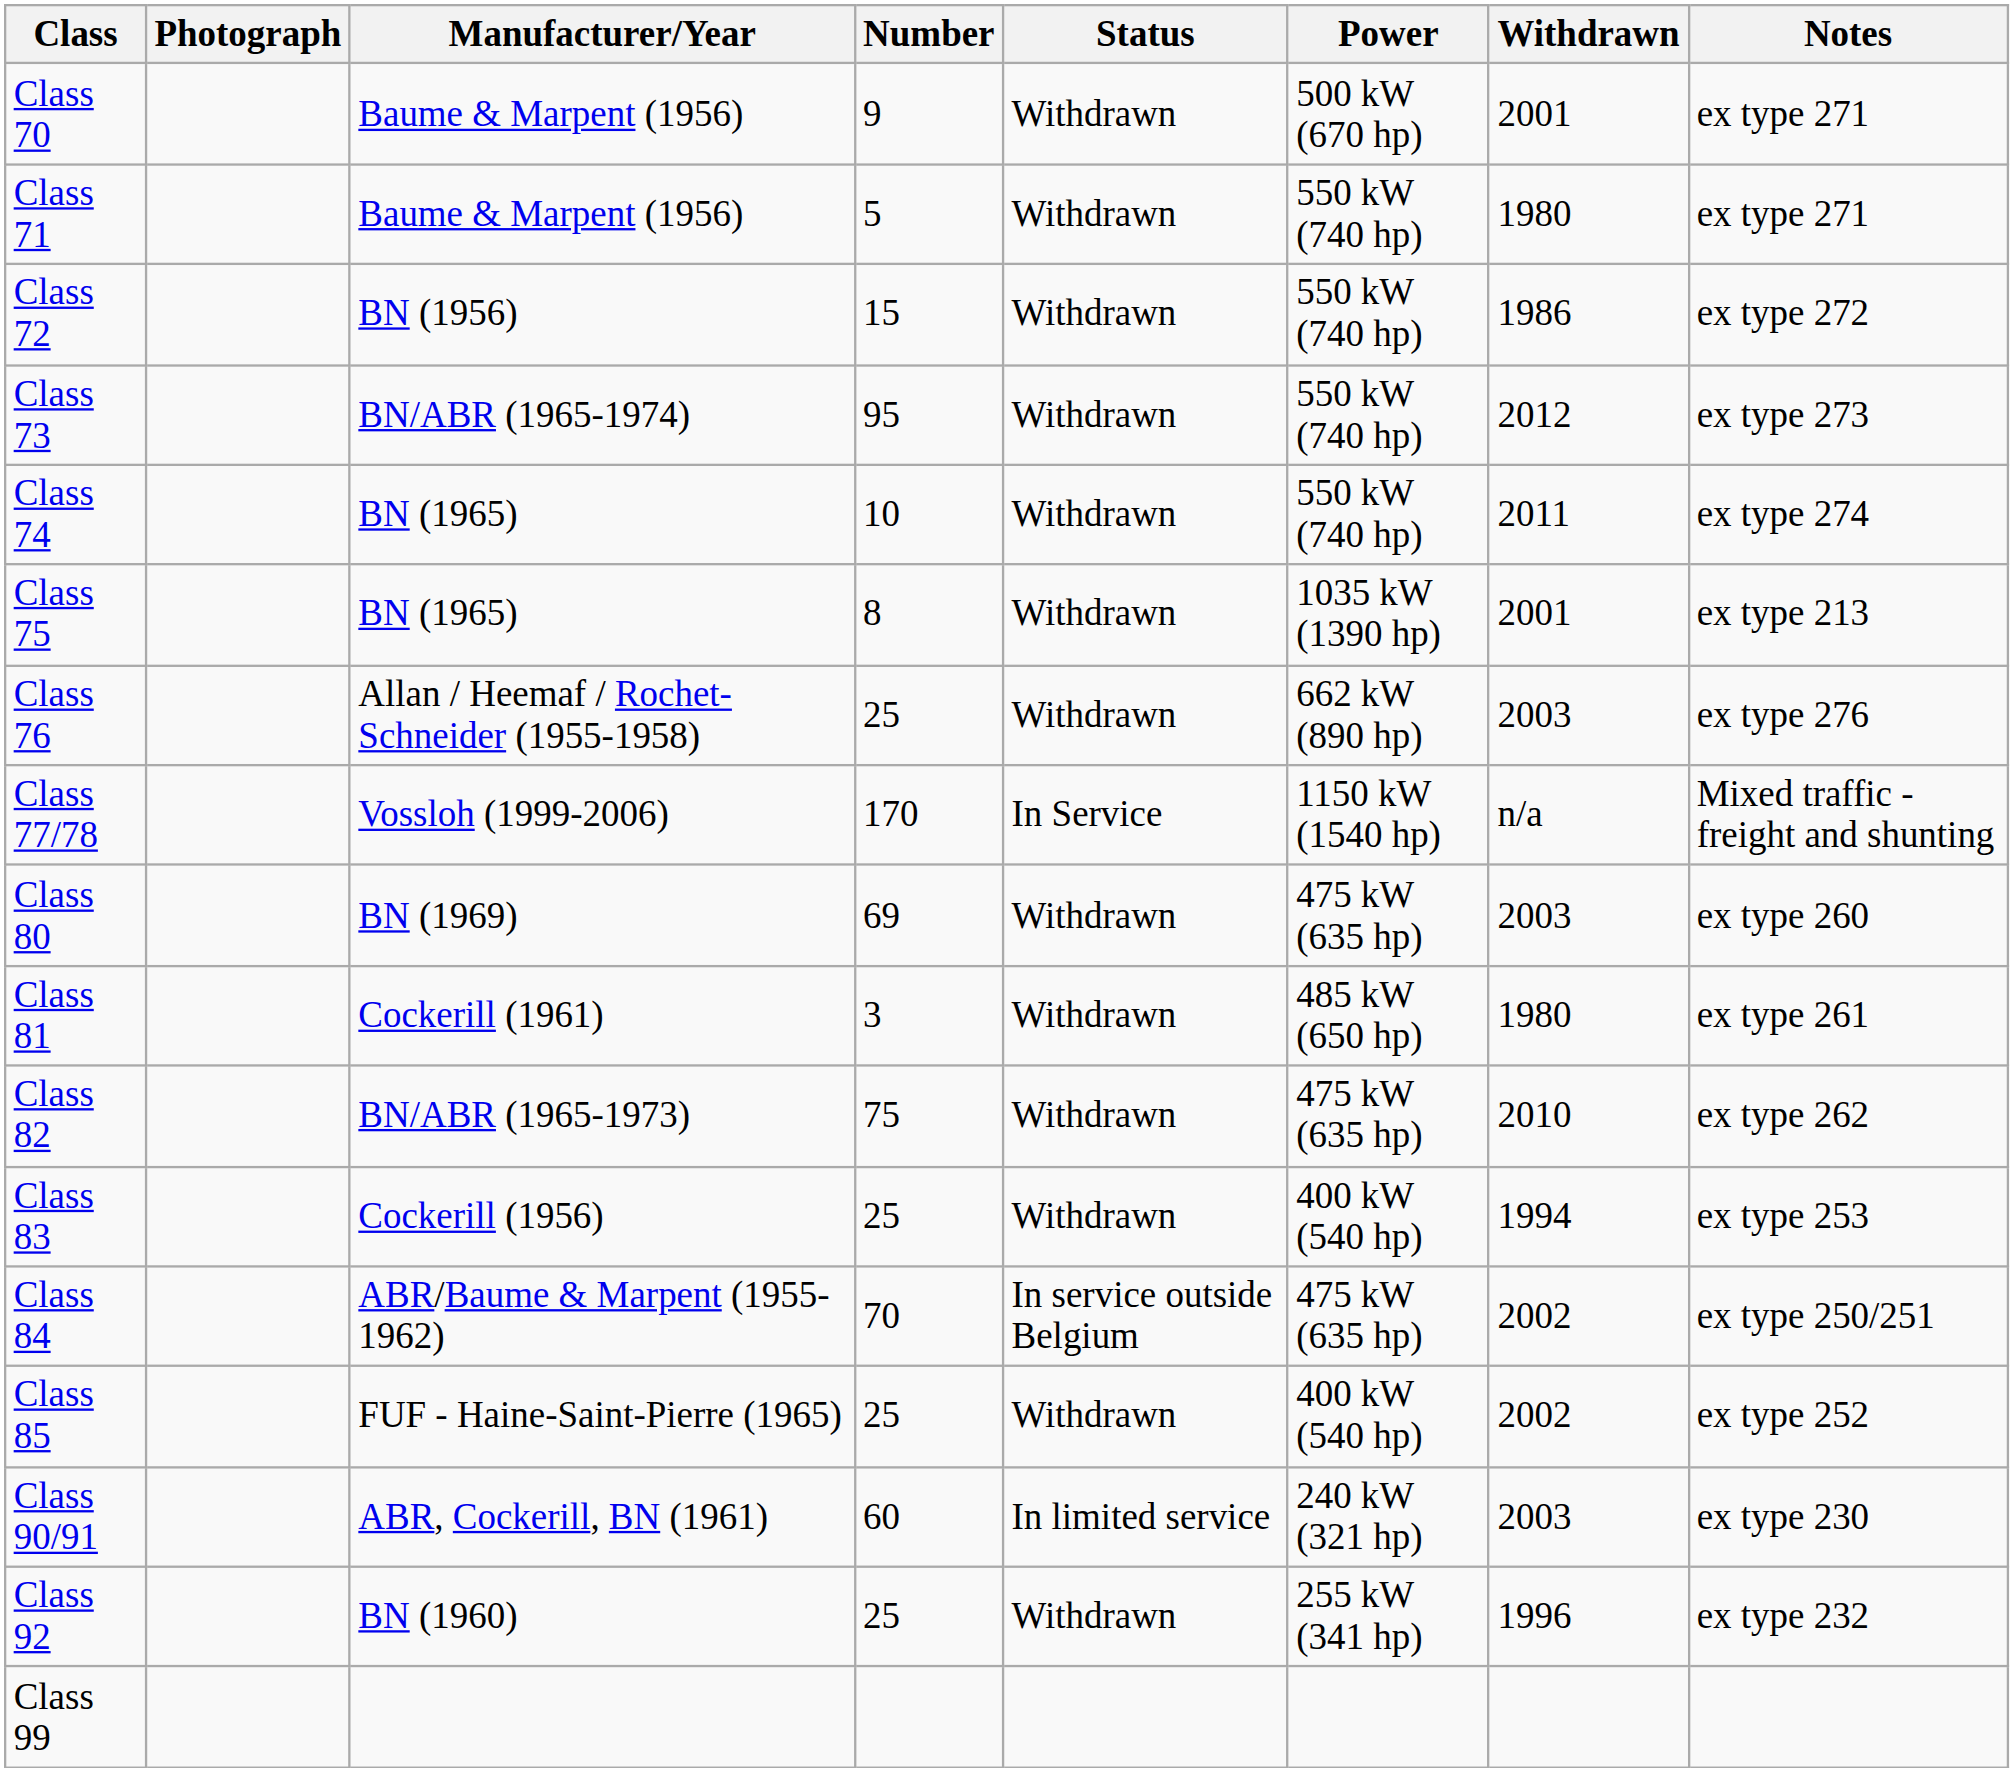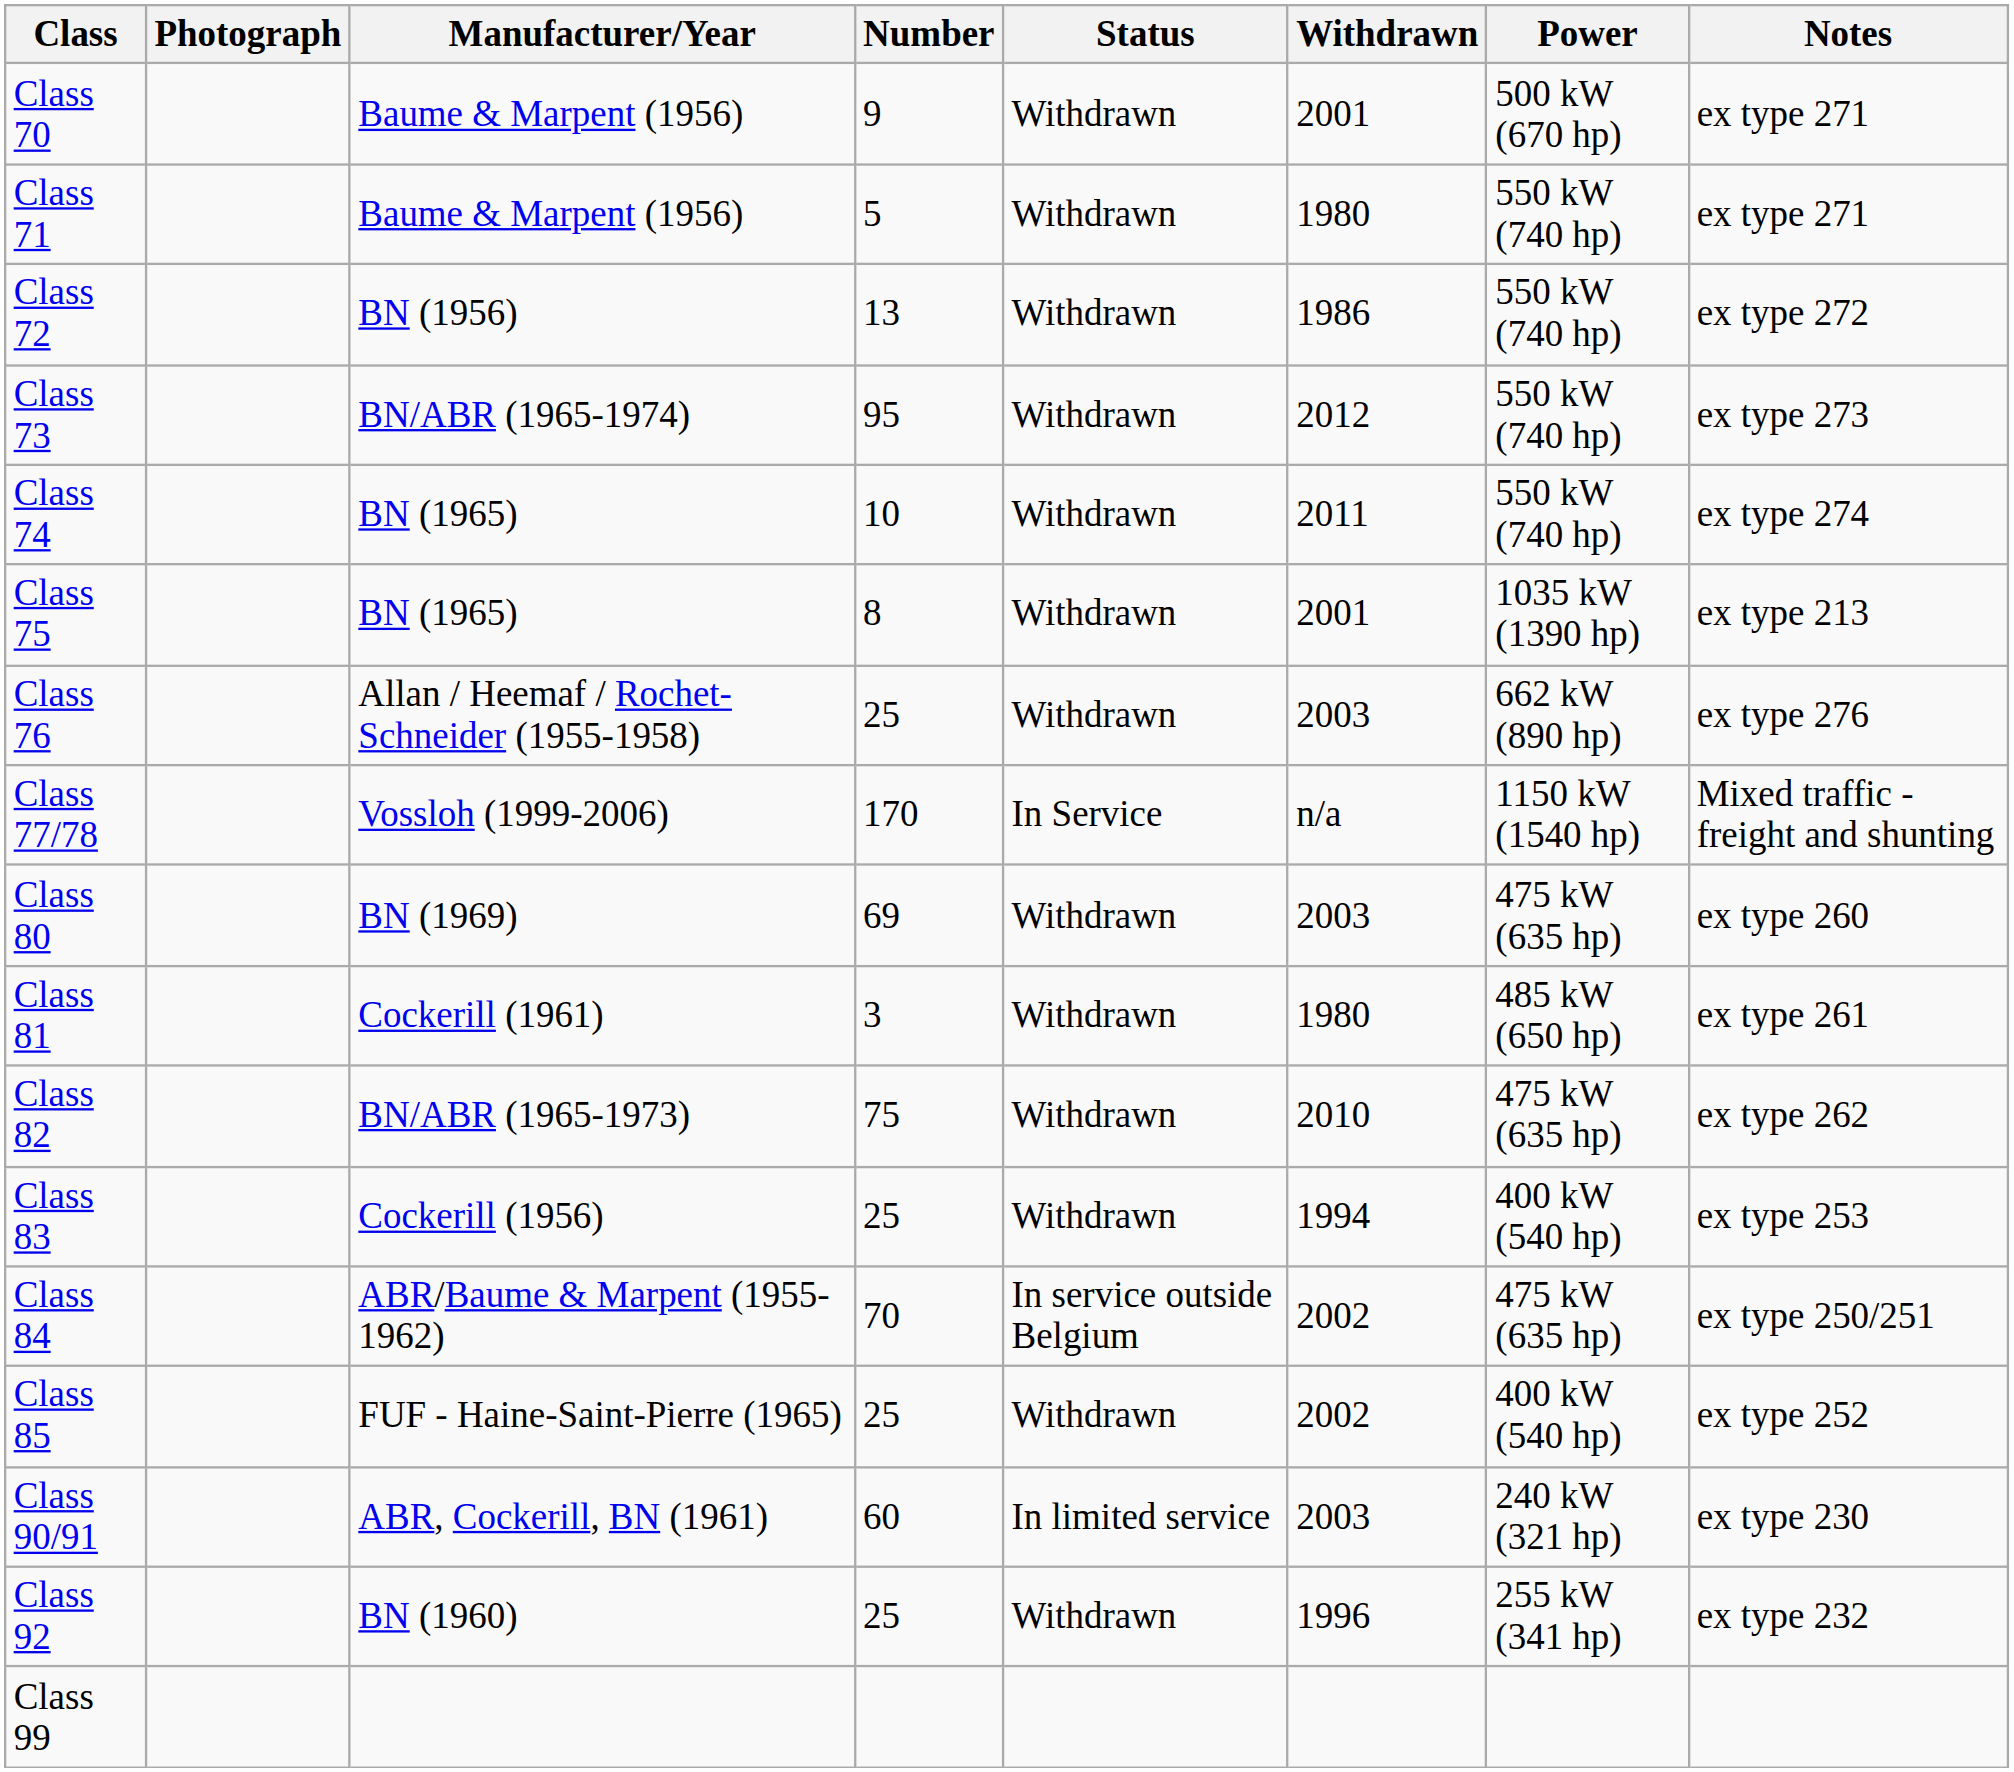columns swapped: (1589, 33) <-> (1388, 33)
(882, 313) 15 -> (882, 313) 13
